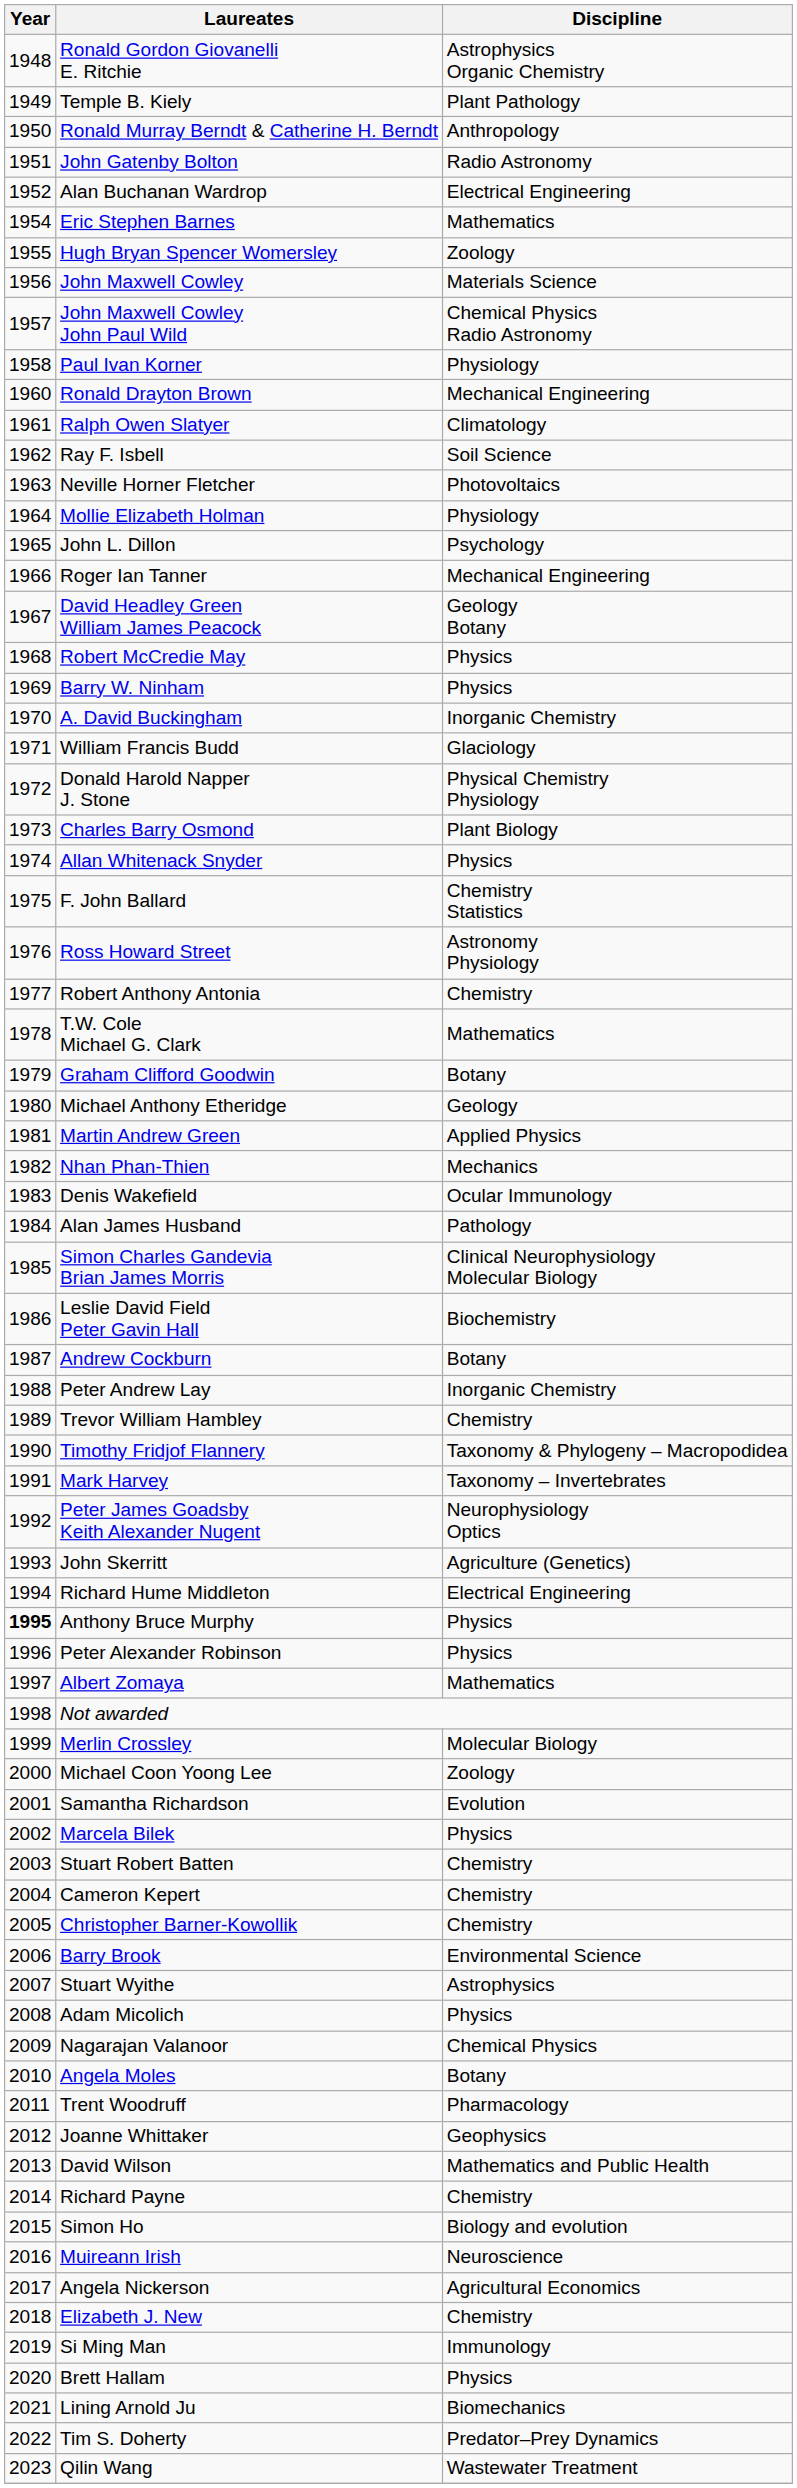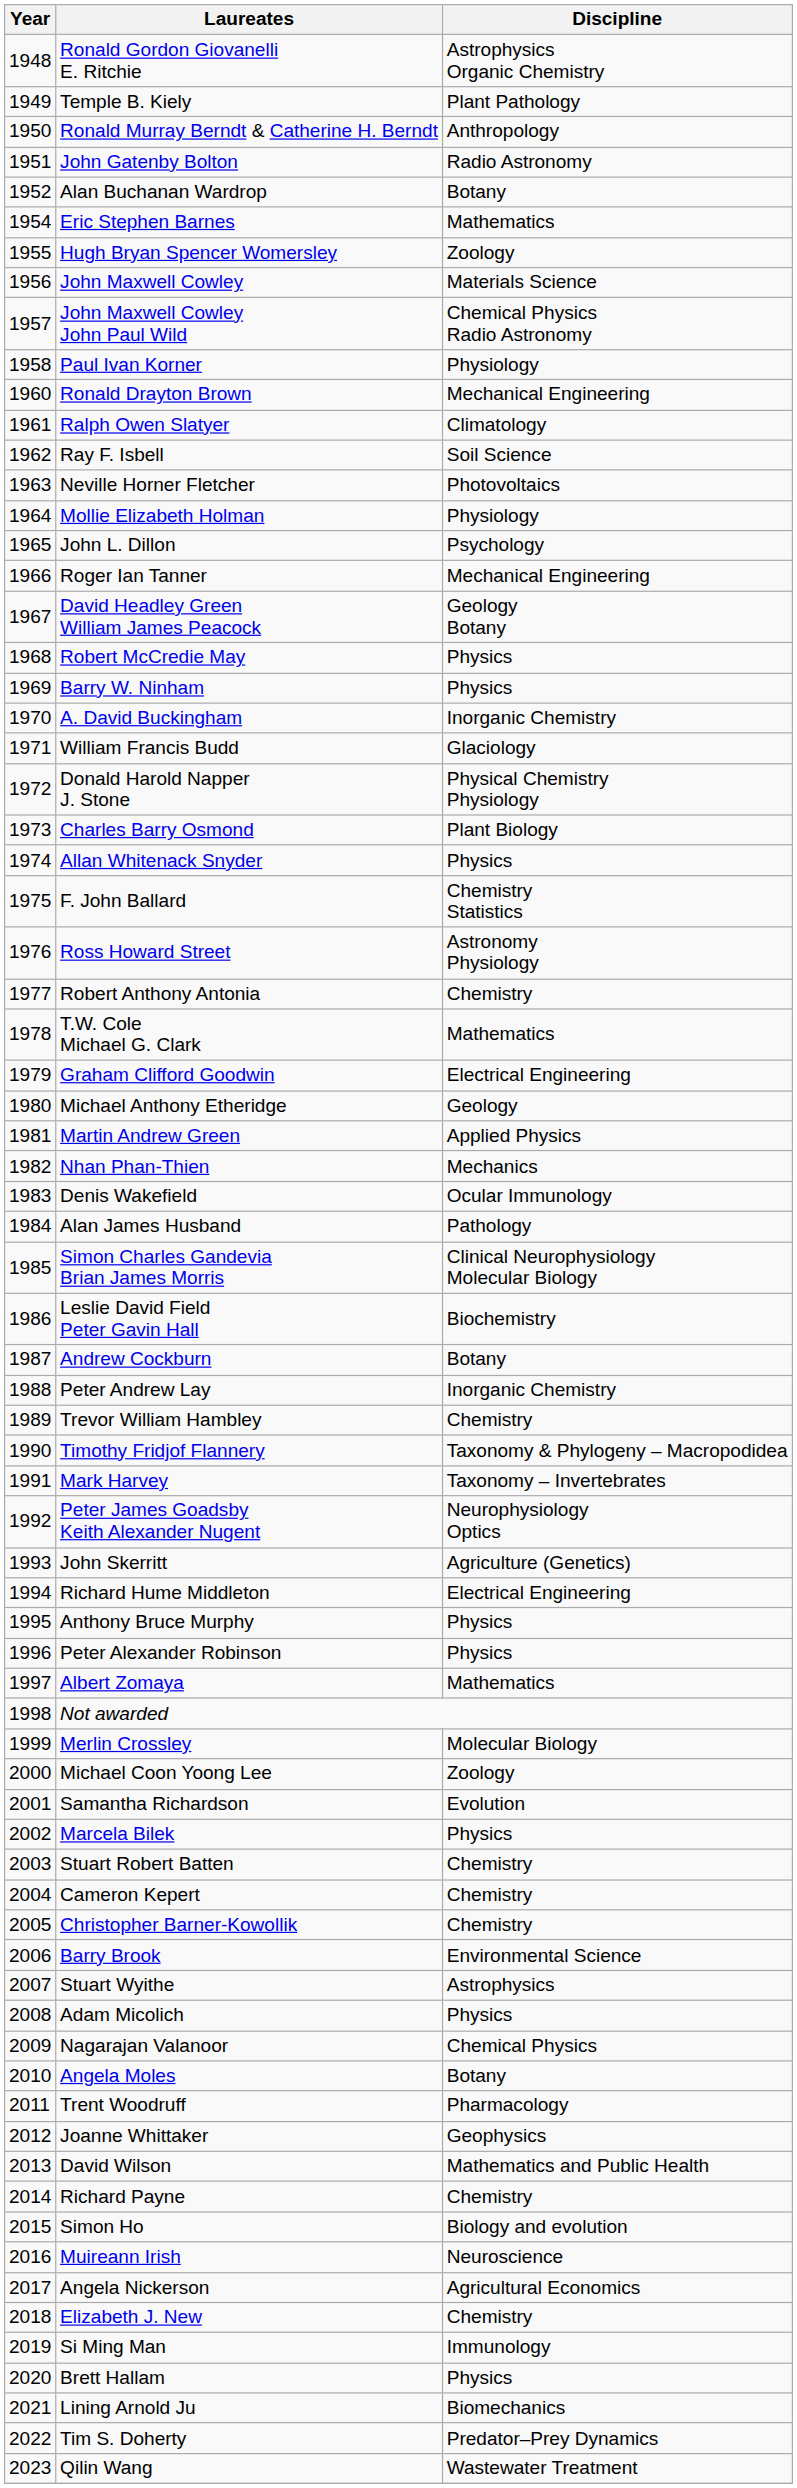(539, 191) Electrical Engineering -> (476, 191) Botany
(476, 1075) Botany -> (539, 1075) Electrical Engineering
(30, 1622) bold -> (30, 1622) normal
